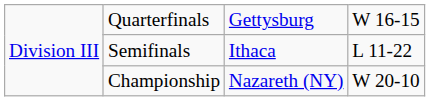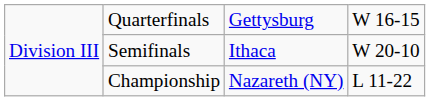(382, 50) L 11-22 -> (386, 50) W 20-10
(386, 80) W 20-10 -> (382, 80) L 11-22
